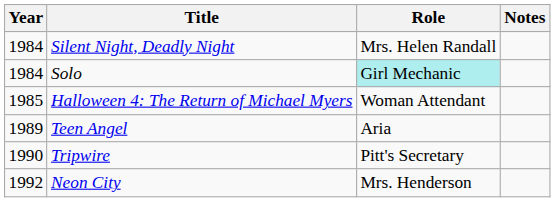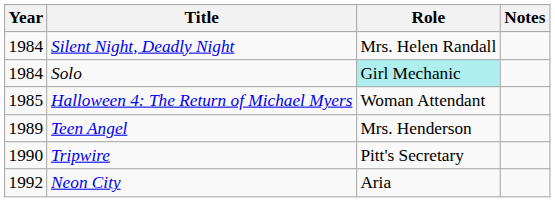(376, 127) Aria -> (416, 127) Mrs. Henderson
(416, 182) Mrs. Henderson -> (376, 182) Aria
